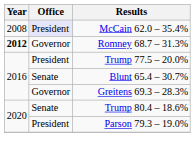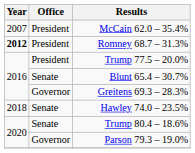(17, 28) 2008 -> (17, 28) 2007
(50, 28) lavender background -> (50, 28) no background
(51, 44) Governor -> (50, 44) President
+ row: (144, 108)
(50, 124) President -> (51, 140) Governor
